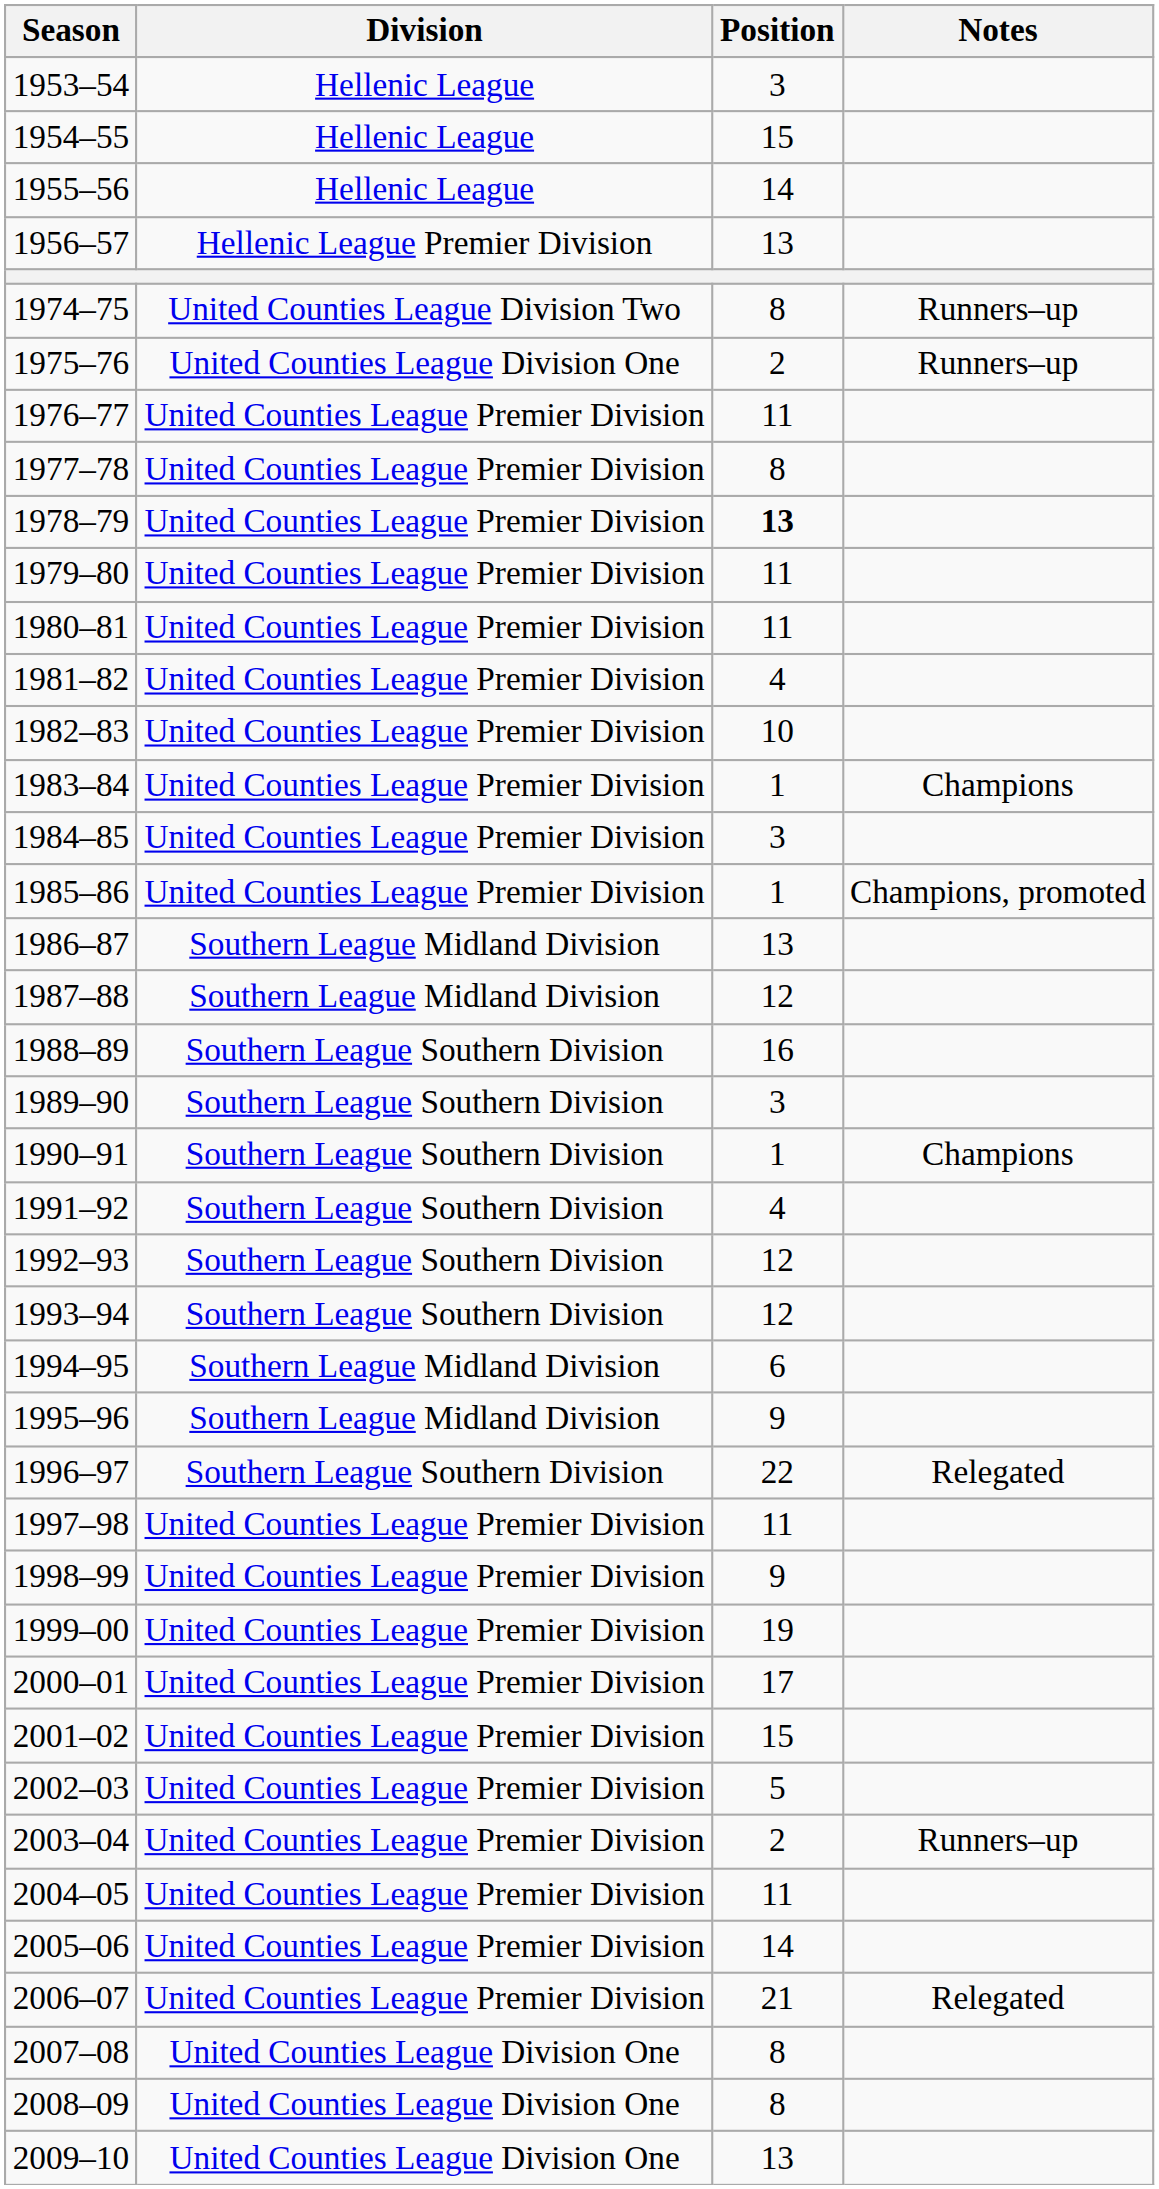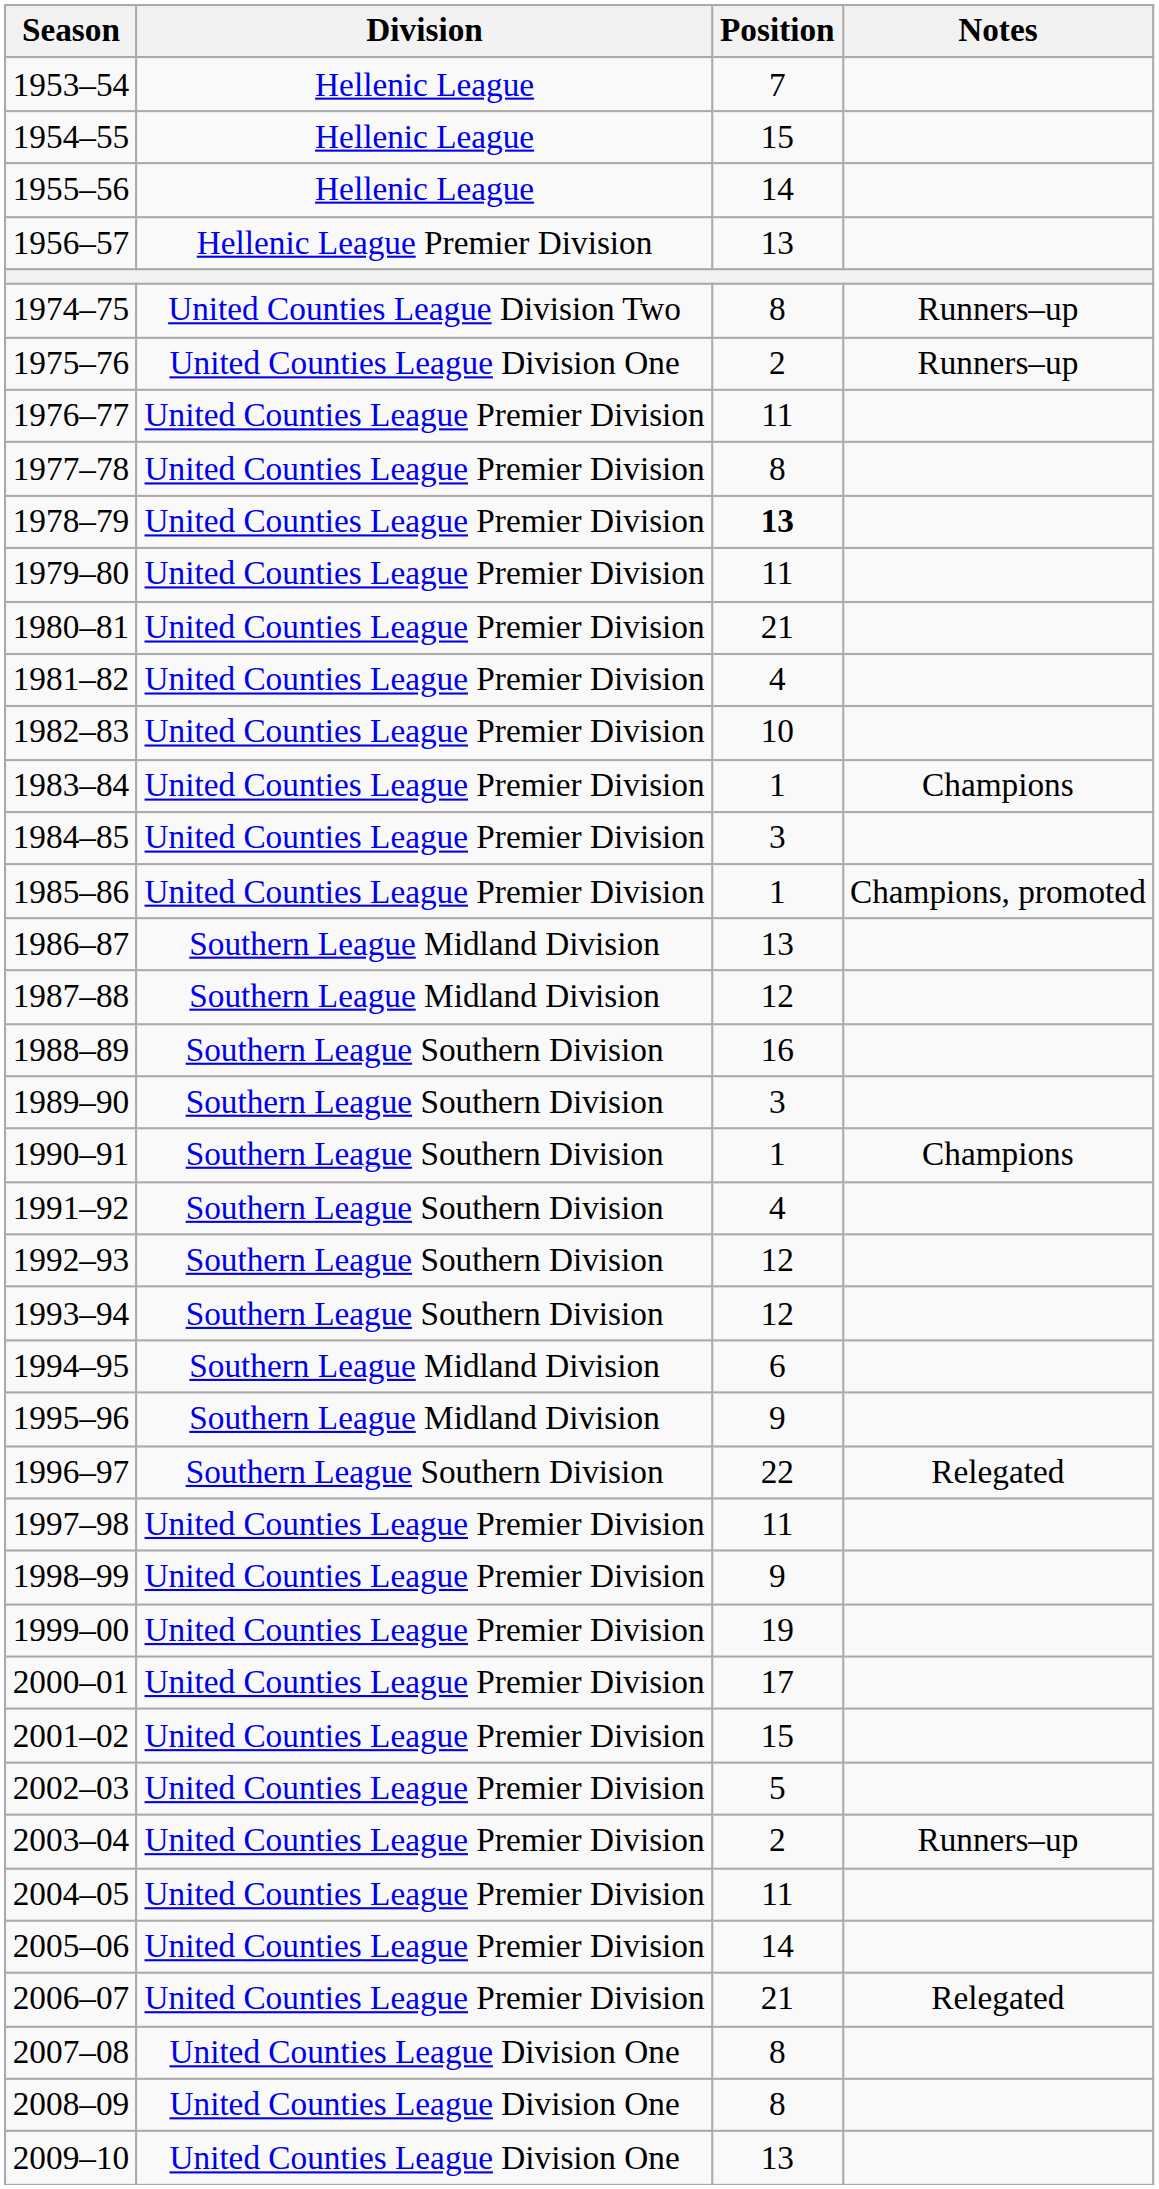(777, 83) 3 -> (777, 83) 7
(777, 626) 11 -> (777, 626) 21
